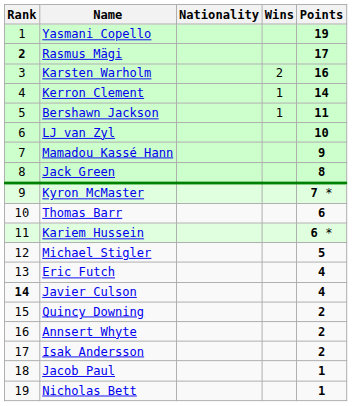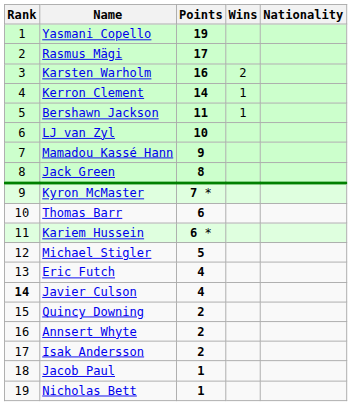columns swapped: (219, 14) <-> (322, 14)
(22, 54) bold -> (22, 54) normal
